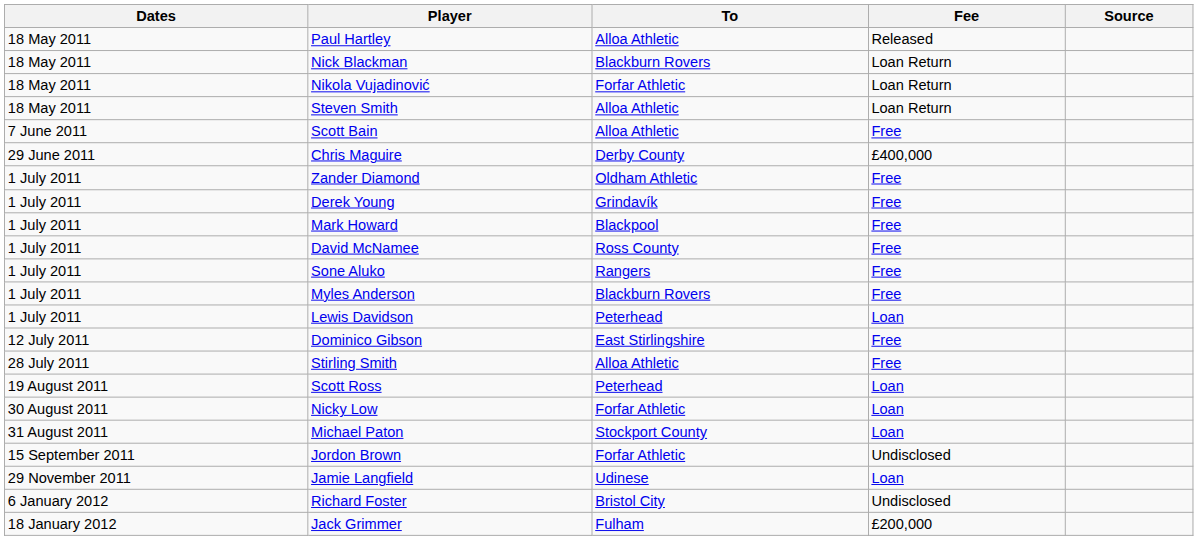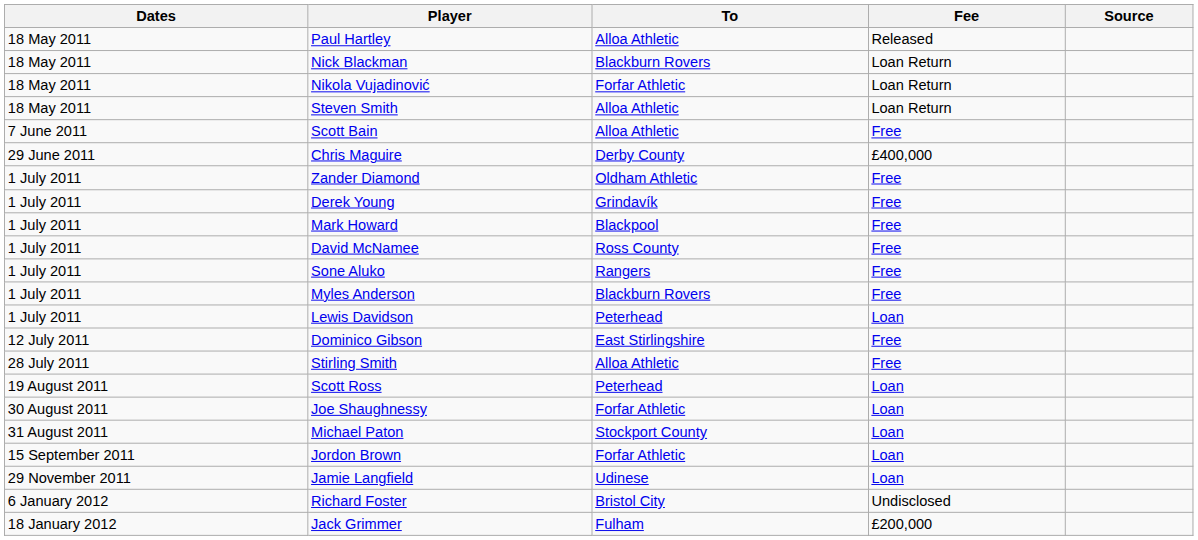+ row: (369, 409)
- row: (344, 409)
(911, 455) Undisclosed -> (888, 455) Loan
